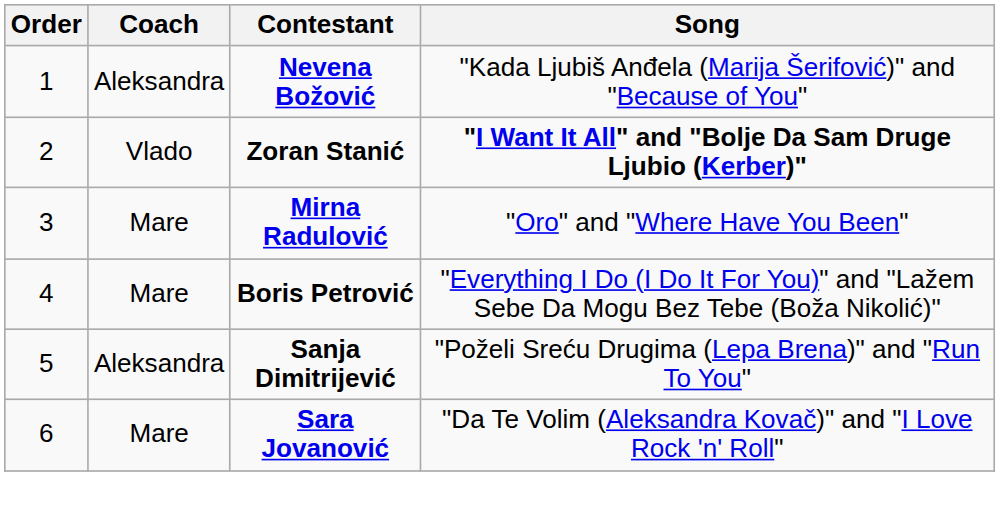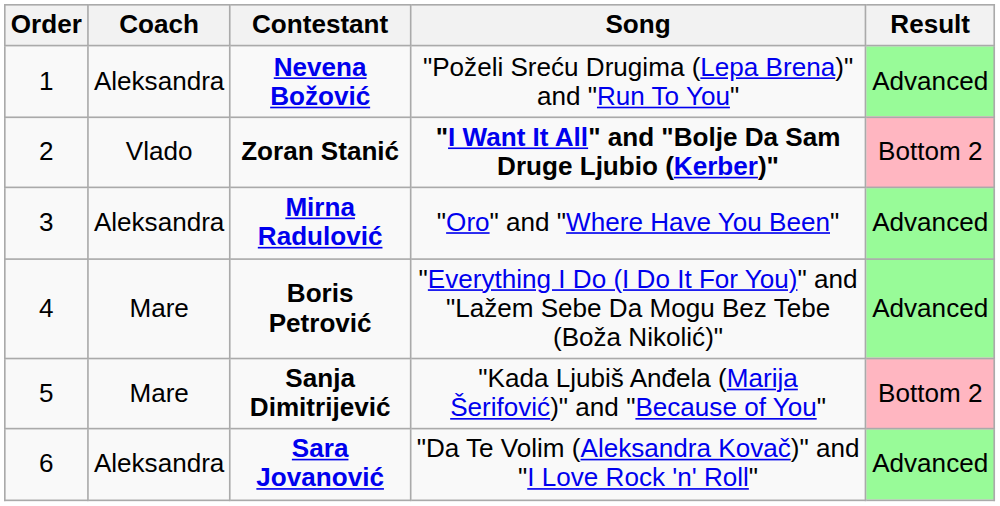+ column: (930, 25)
(707, 81) "Kada Ljubiš Anđela (Marija Šerifović)" and "Because of You" -> (638, 81) "Poželi Sreću Drugima (Lepa Brena)" and "Run To You"
(159, 222) Mare -> (159, 222) Aleksandra
(159, 364) Aleksandra -> (159, 393) Mare
(707, 364) "Poželi Sreću Drugima (Lepa Brena)" and "Run To You" -> (638, 393) "Kada Ljubiš Anđela (Marija Šerifović)" and "Because of You"
(159, 434) Mare -> (159, 464) Aleksandra
